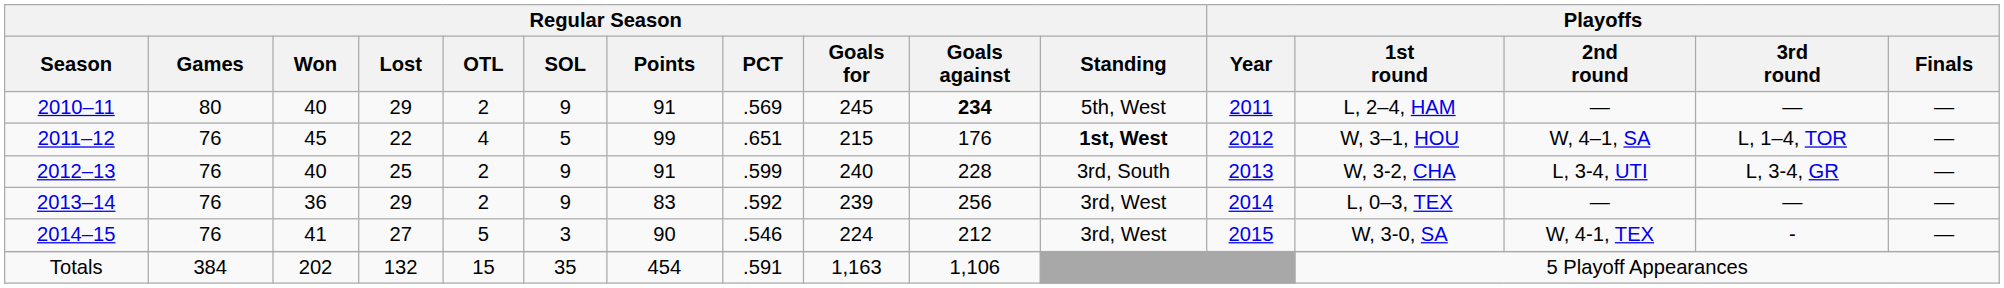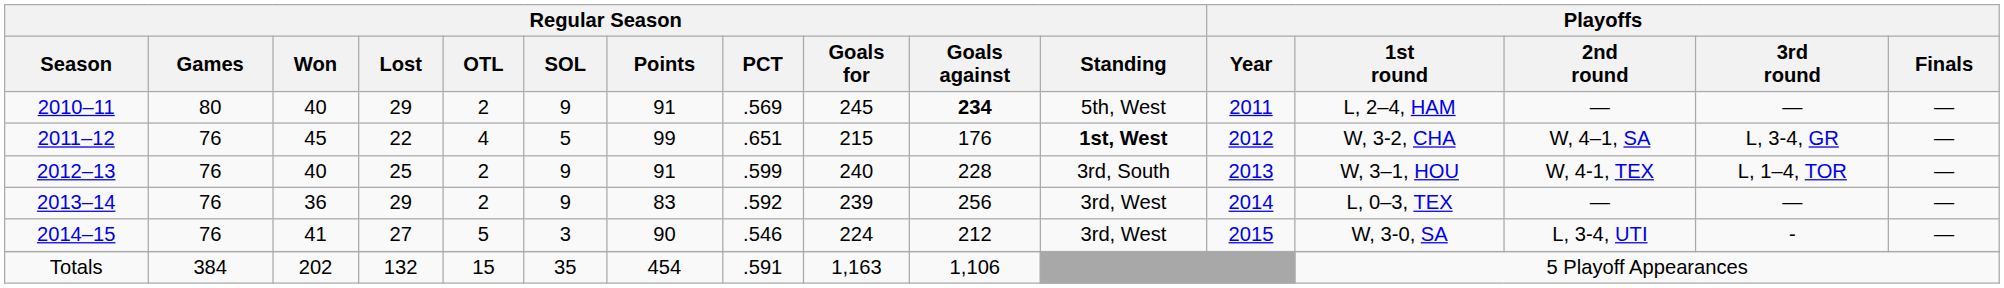(1400, 139) W, 3–1, HOU -> (1400, 139) W, 3-2, CHA
(1792, 139) L, 1–4, TOR -> (1792, 139) L, 3-4, GR
(1400, 171) W, 3-2, CHA -> (1400, 171) W, 3–1, HOU
(1600, 171) L, 3-4, UTI -> (1600, 171) W, 4-1, TEX
(1792, 171) L, 3-4, GR -> (1792, 171) L, 1–4, TOR
(1600, 235) W, 4-1, TEX -> (1600, 235) L, 3-4, UTI
